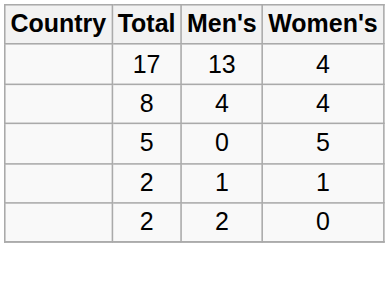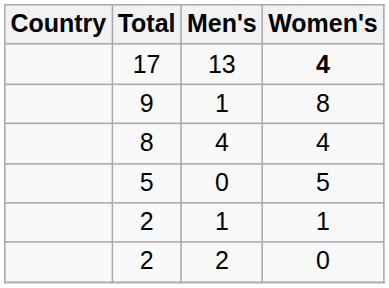(323, 63) normal -> (323, 63) bold
+ row: (147, 103)
